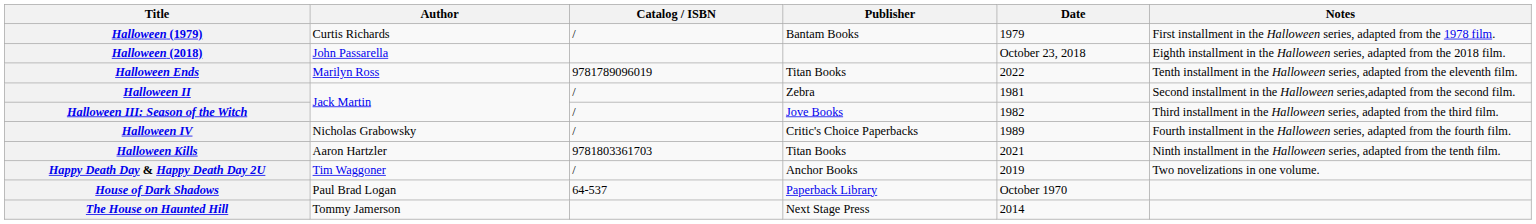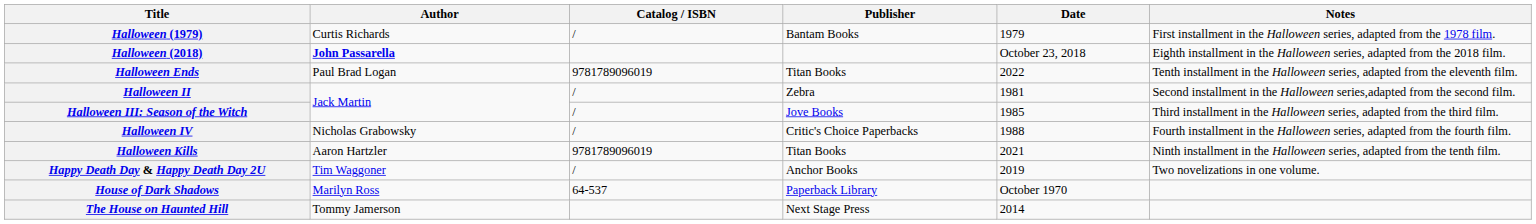(350, 53) normal -> (354, 53) bold
(346, 72) Marilyn Ross -> (354, 72) Paul Brad Logan
(1012, 111) 1982 -> (1012, 111) 1985
(1012, 131) 1989 -> (1012, 131) 1988
(612, 151) 9781803361703 -> (612, 151) 9781789096019
(354, 190) Paul Brad Logan -> (346, 190) Marilyn Ross
